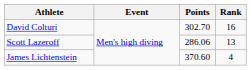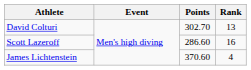(231, 27) 16 -> (231, 27) 13
(197, 42) 286.06 -> (197, 42) 286.60
(231, 42) 13 -> (231, 42) 16
